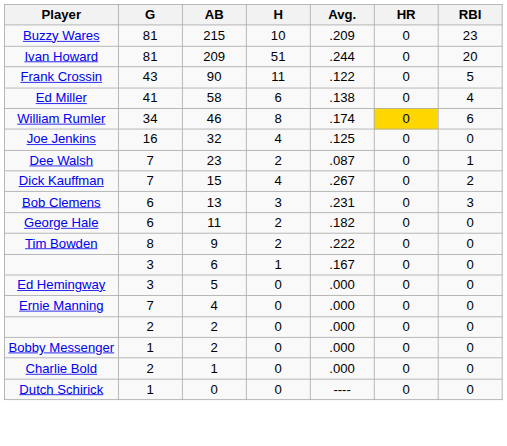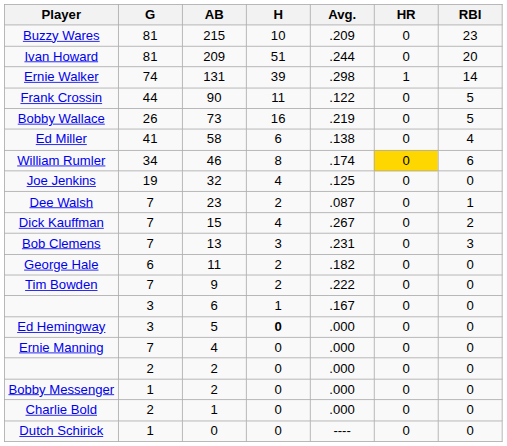+ row: (61, 77)
(150, 77) 43 -> (150, 98) 44
+ row: (61, 118)
(150, 139) 16 -> (150, 181) 19
(150, 202) 6 -> (150, 243) 7
(150, 243) 8 -> (150, 285) 7
(278, 285) normal -> (278, 327) bold
